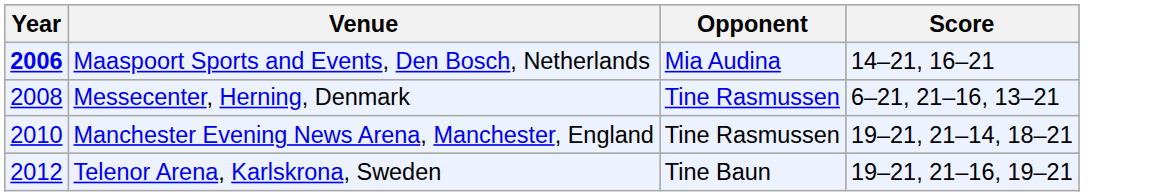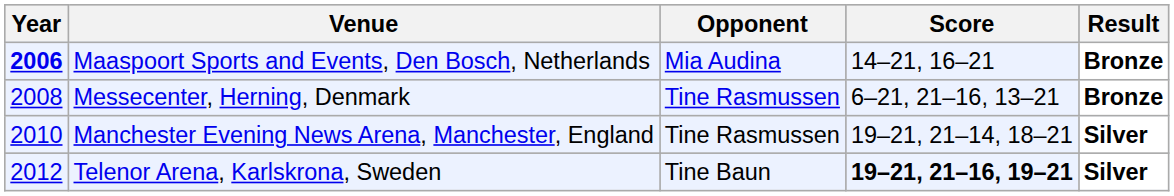+ column: (1123, 24)
(962, 172) normal -> (962, 172) bold
